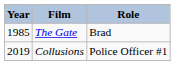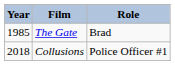(18, 51) 2019 -> (18, 51) 2018
